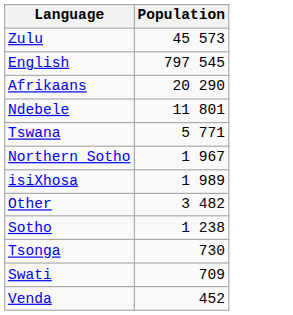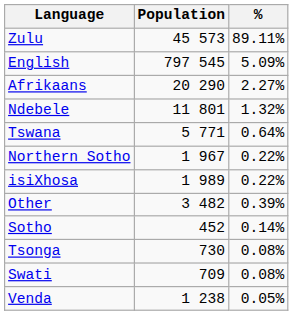+ column: (258, 17)
(203, 228) 1 238 -> (212, 228) 452
(212, 299) 452 -> (203, 299) 1 238
